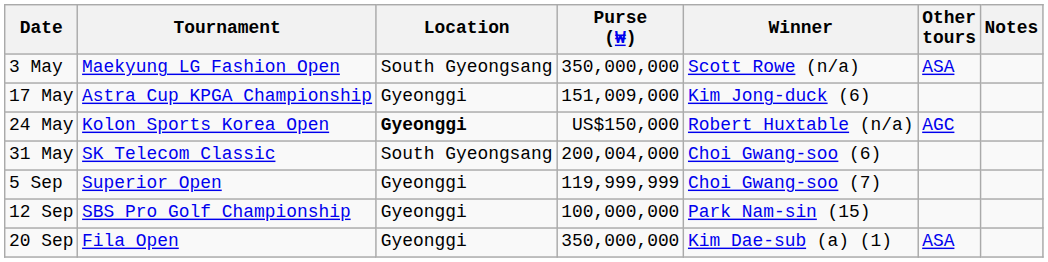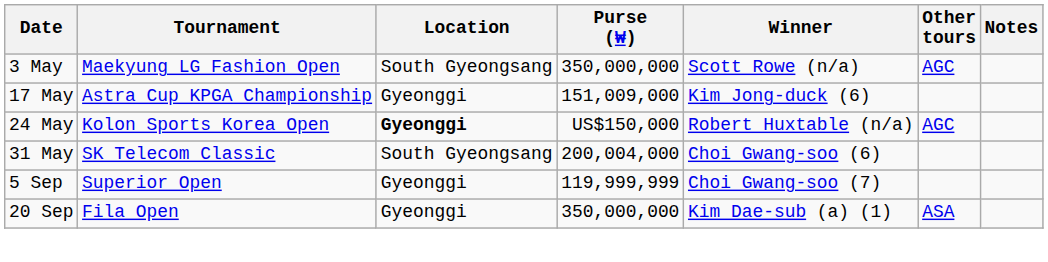(938, 69) ASA -> (938, 69) AGC
- row: (41, 213)
